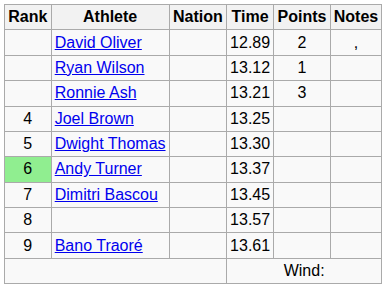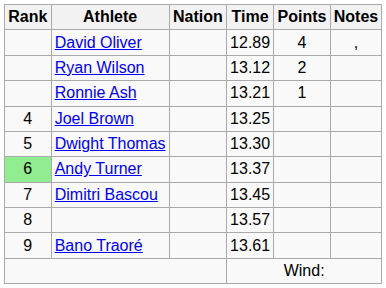(302, 42) 2 -> (302, 42) 4
(302, 67) 1 -> (302, 67) 2
(302, 93) 3 -> (302, 93) 1
